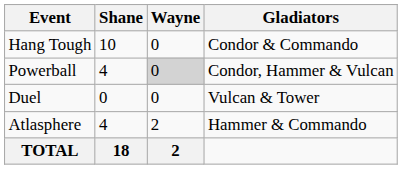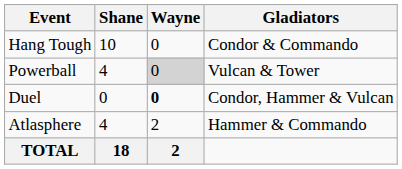(301, 71) Condor, Hammer & Vulcan -> (264, 71) Vulcan & Tower
(155, 97) normal -> (155, 97) bold
(264, 97) Vulcan & Tower -> (301, 97) Condor, Hammer & Vulcan
